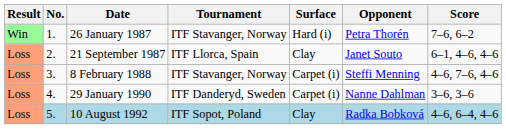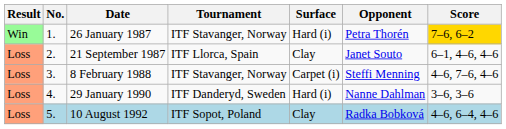(452, 33) no background -> (452, 33) gold background
(316, 93) Carpet (i) -> (312, 93) Hard (i)
